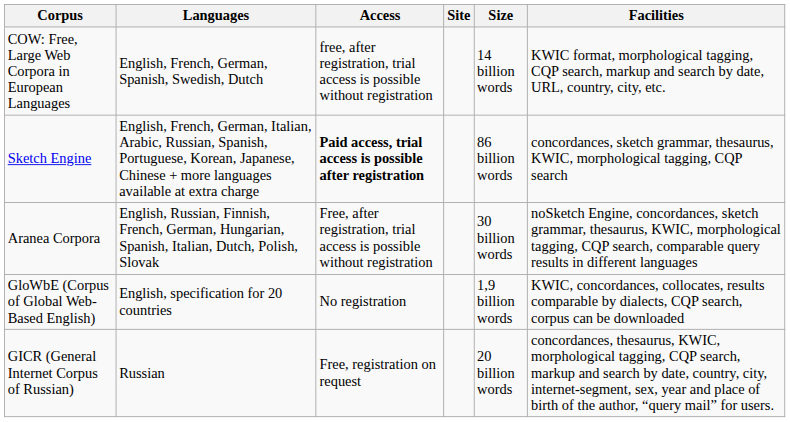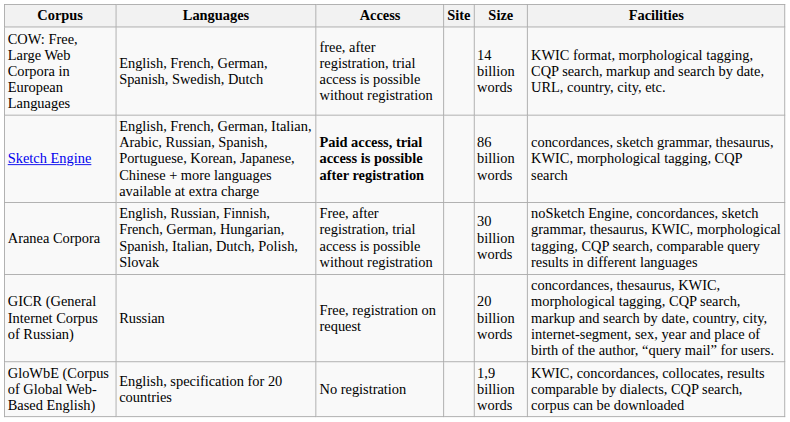rows swapped: (53, 373) <-> (58, 301)
